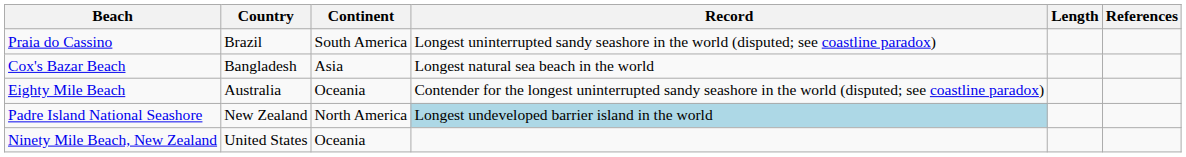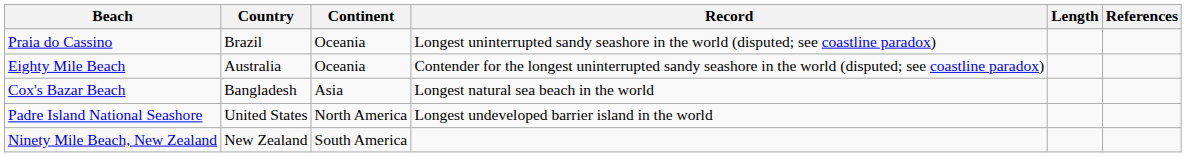(361, 41) South America -> (340, 41) Oceania
rows swapped: (67, 90) <-> (67, 66)
(266, 115) New Zealand -> (266, 115) United States
(564, 115) lightblue background -> (564, 115) no background
(266, 139) United States -> (266, 139) New Zealand
(340, 139) Oceania -> (361, 139) South America
